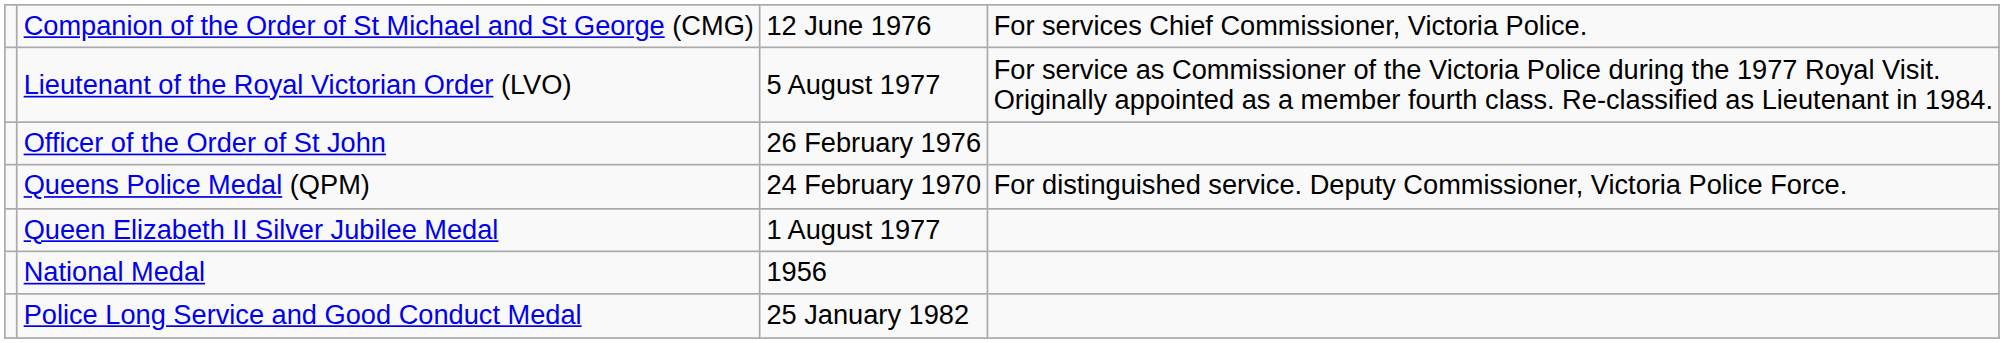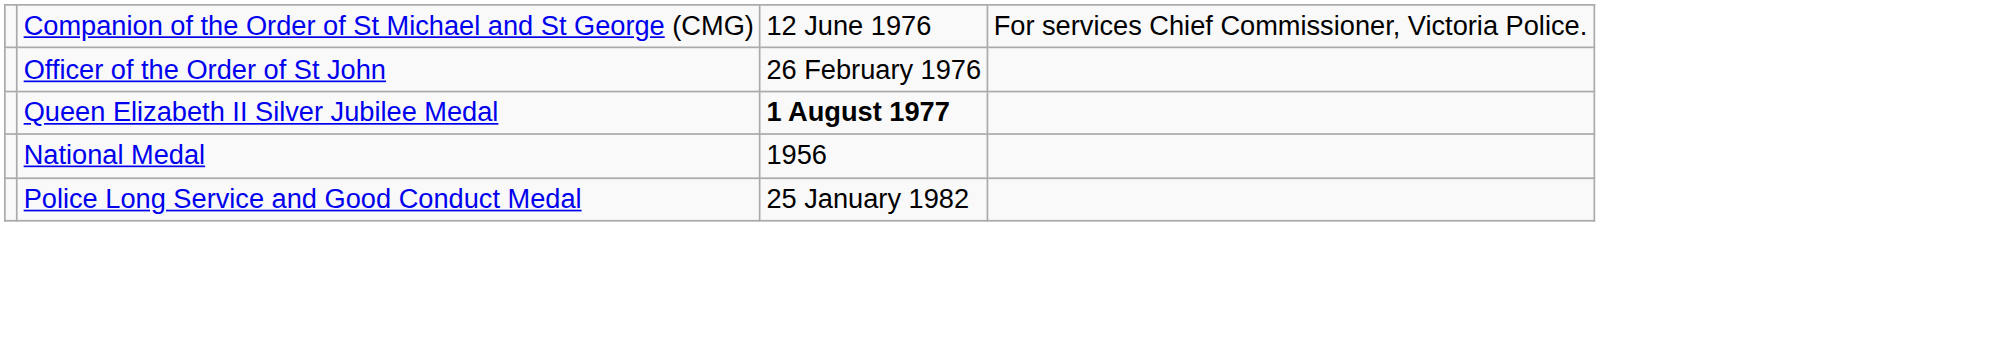- row: (298, 84)
- row: (197, 186)
(853, 229) normal -> (858, 112) bold
